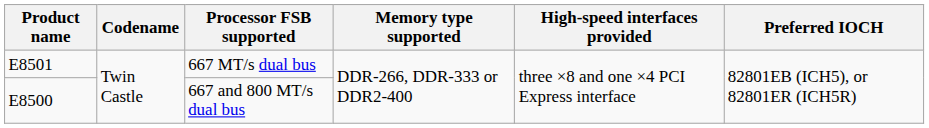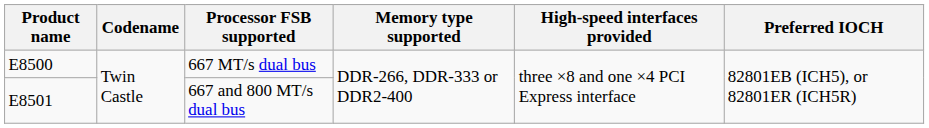(31, 63) E8501 -> (31, 63) E8500
(31, 100) E8500 -> (31, 100) E8501
